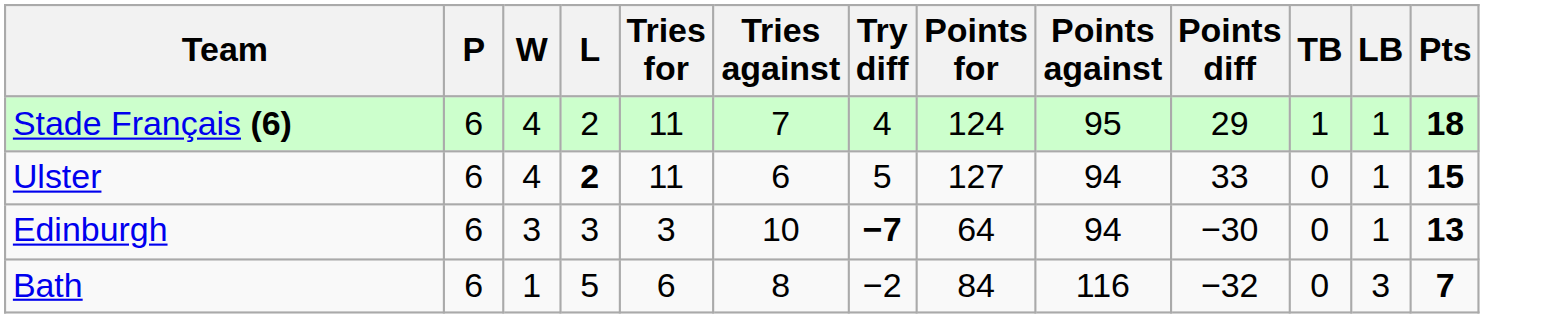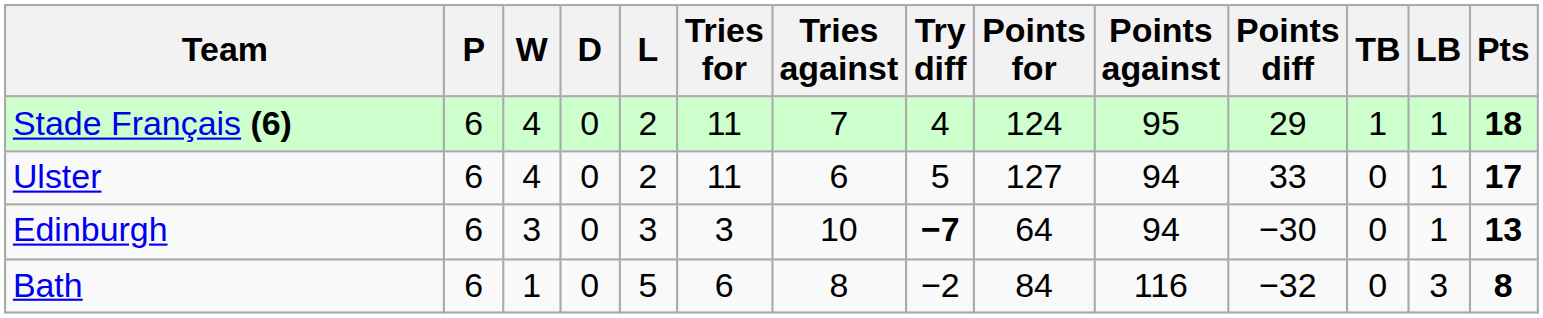+ column: (590, 50)
(590, 177) bold -> (648, 177) normal
(1445, 177) 15 -> (1503, 177) 17
(1445, 284) 7 -> (1503, 284) 8
